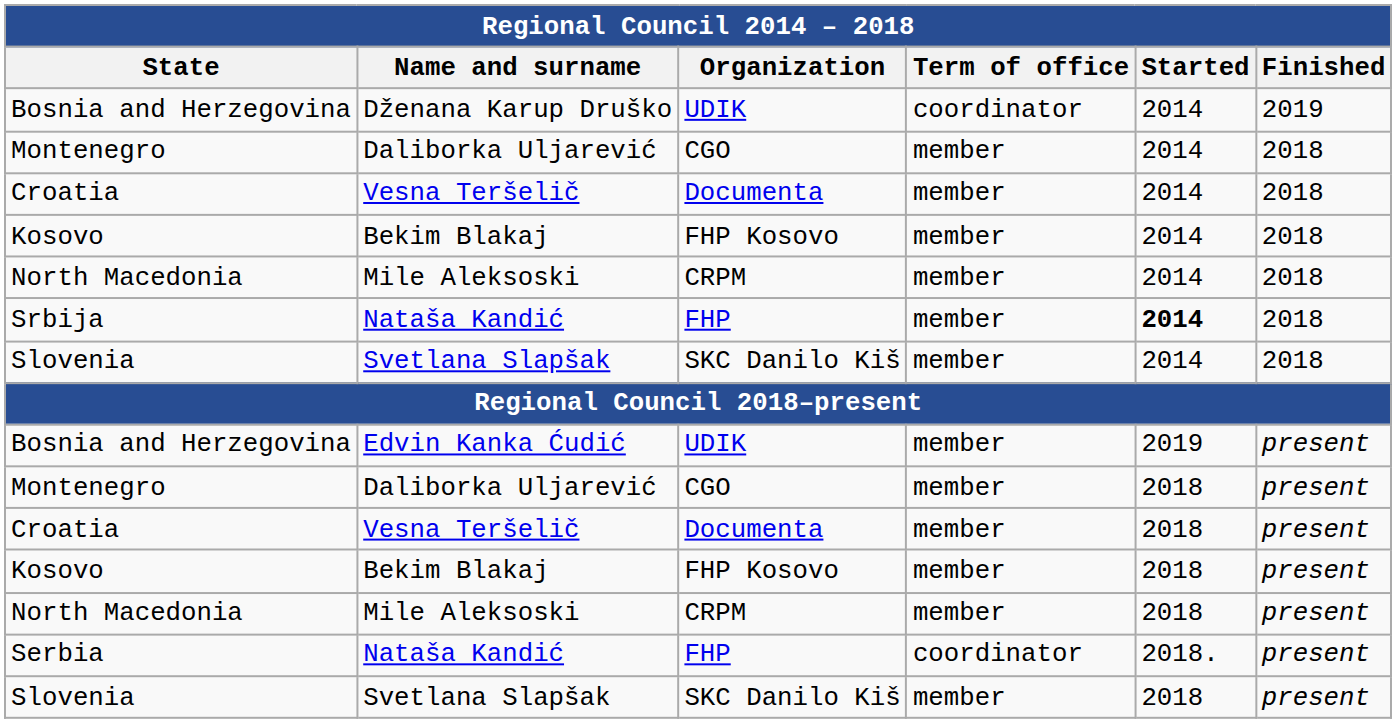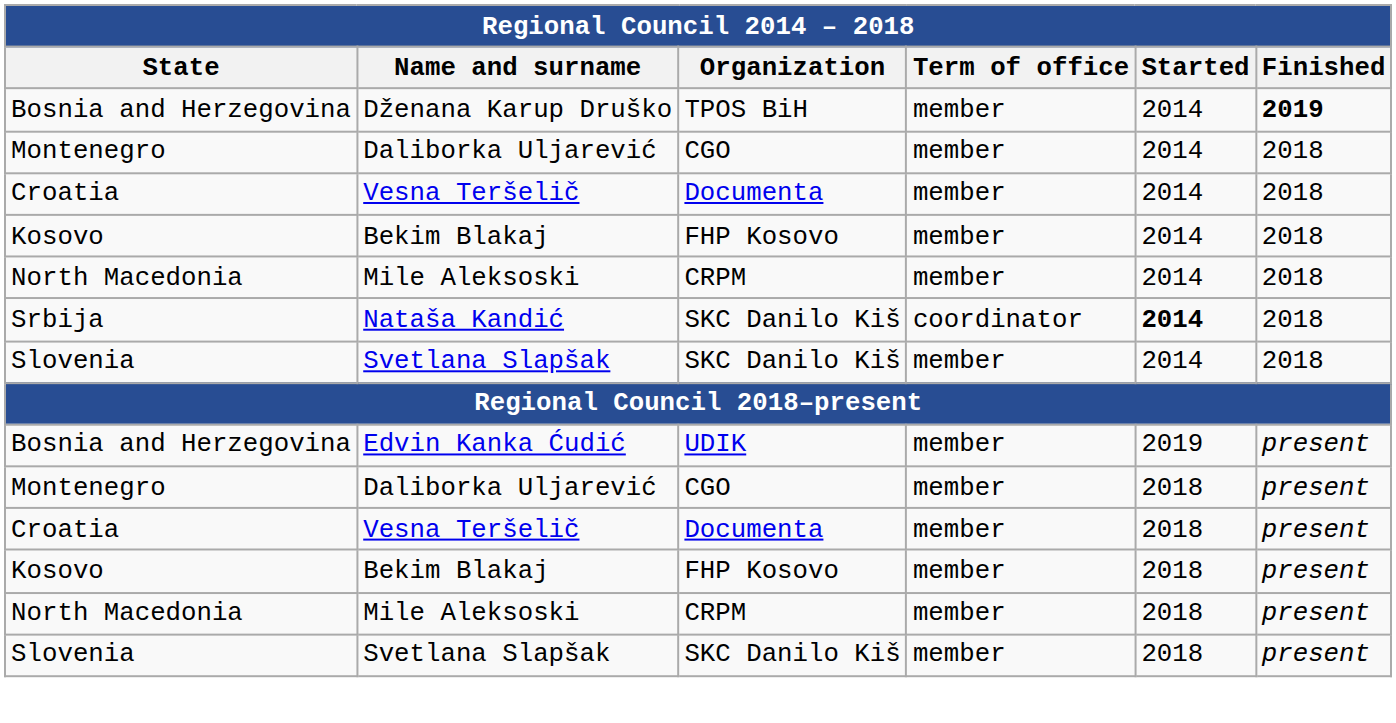(715, 110) UDIK -> (746, 110) TPOS BiH
(998, 110) coordinator -> (959, 110) member
(1293, 110) normal -> (1293, 110) bold
(708, 320) FHP -> (793, 320) SKC Danilo Kiš
(959, 320) member -> (998, 320) coordinator
- row: (57, 655)
